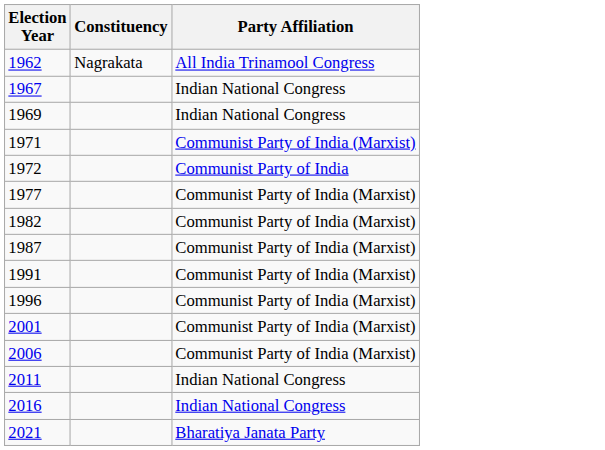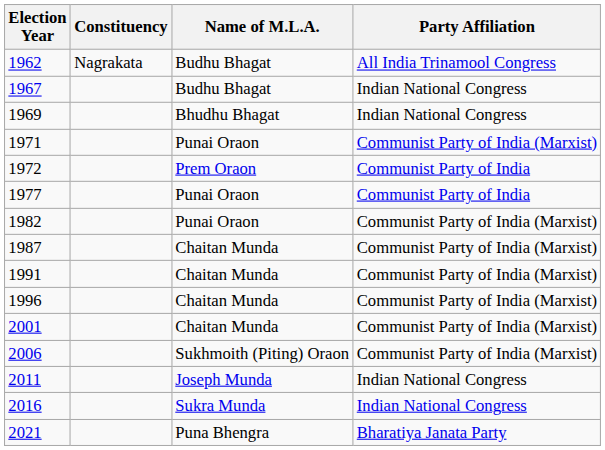+ column: (262, 27)
(295, 194) Communist Party of India (Marxist) -> (443, 194) Communist Party of India
